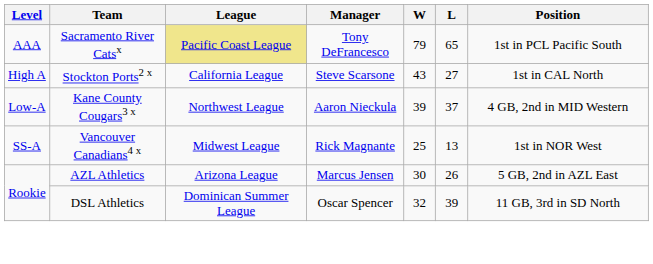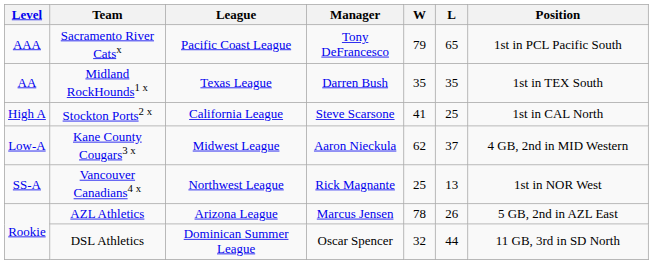(236, 44) khaki background -> (236, 44) no background
+ row: (107, 83)
(420, 75) 43 -> (420, 114) 41
(452, 75) 27 -> (452, 114) 25
(236, 107) Northwest League -> (236, 145) Midwest League
(420, 107) 39 -> (420, 145) 62
(236, 145) Midwest League -> (236, 184) Northwest League
(420, 175) 30 -> (420, 213) 78
(452, 203) 39 -> (452, 241) 44
